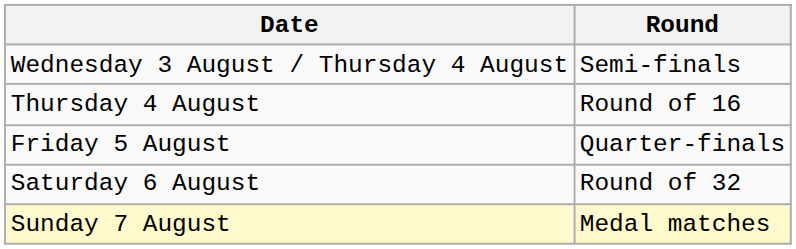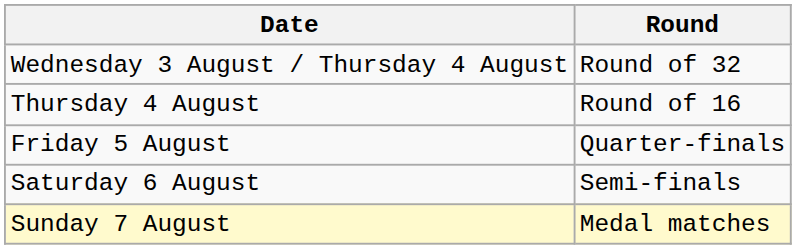(660, 65) Semi-finals -> (660, 65) Round of 32
(660, 184) Round of 32 -> (660, 184) Semi-finals
